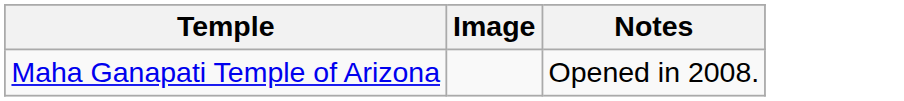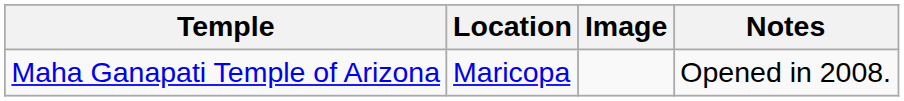+ column: (512, 27)
